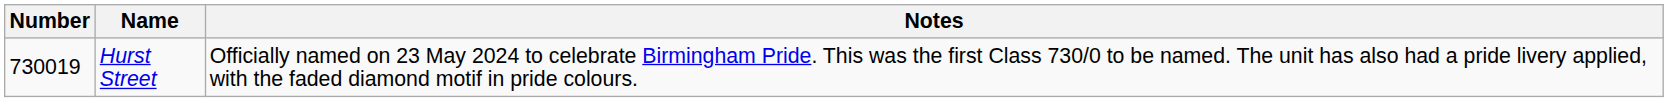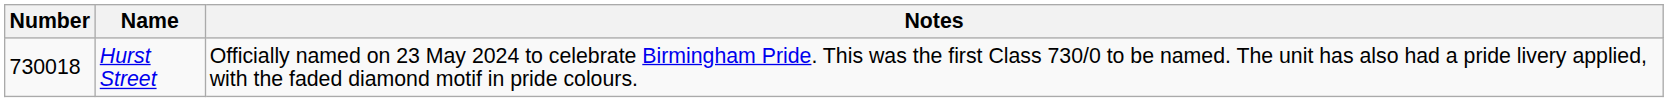(45, 67) 730019 -> (45, 67) 730018
